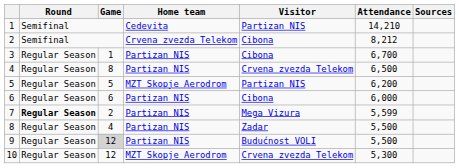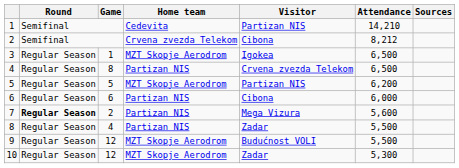(157, 55) Partizan NIS -> (176, 55) MZT Skopje Aerodrom
(257, 55) Cibona -> (257, 55) Igokea
(384, 55) 6,700 -> (384, 55) 6,500
(384, 112) 5,599 -> (384, 112) 5,600
(111, 141) lightgrey background -> (111, 141) no background
(157, 141) Partizan NIS -> (176, 141) MZT Skopje Aerodrom
(297, 156) Crvena zvezda Telekom -> (255, 156) Zadar
